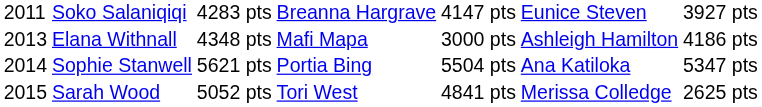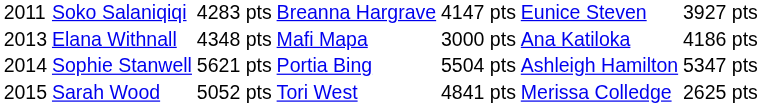(599, 39) Ashleigh Hamilton -> (576, 39) Ana Katiloka
(576, 66) Ana Katiloka -> (599, 66) Ashleigh Hamilton
